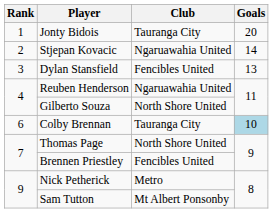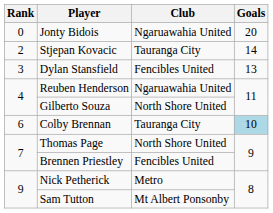(21, 32) 1 -> (21, 32) 0
(167, 32) Tauranga City -> (183, 32) Ngaruawahia United
(183, 50) Ngaruawahia United -> (167, 50) Tauranga City
